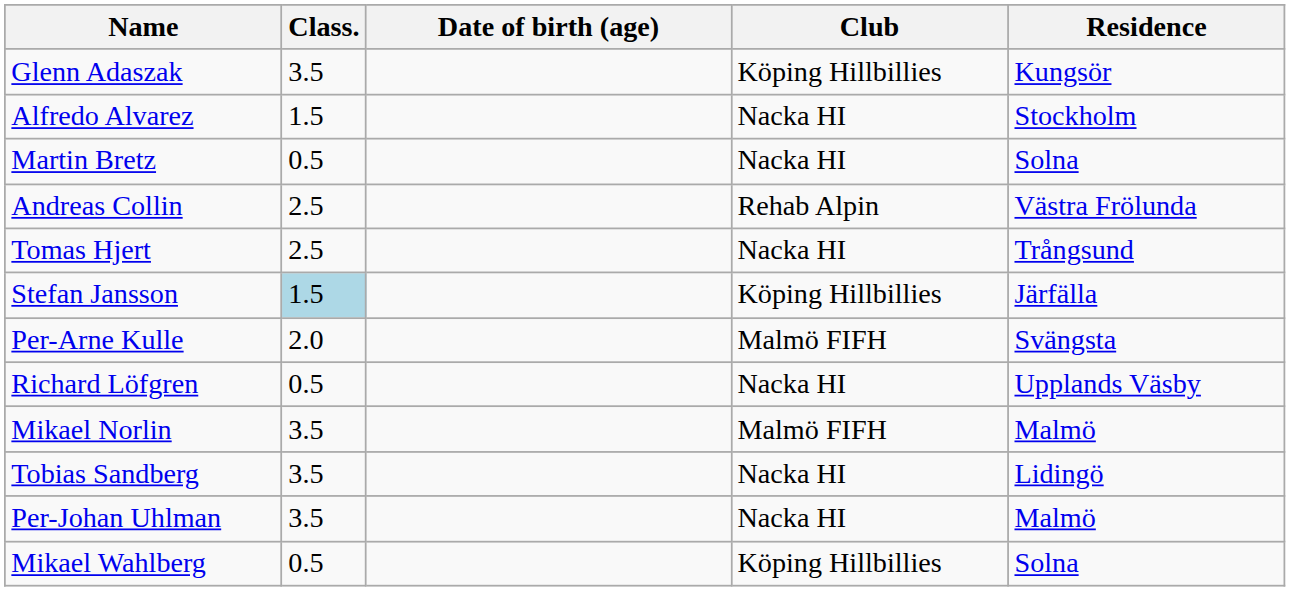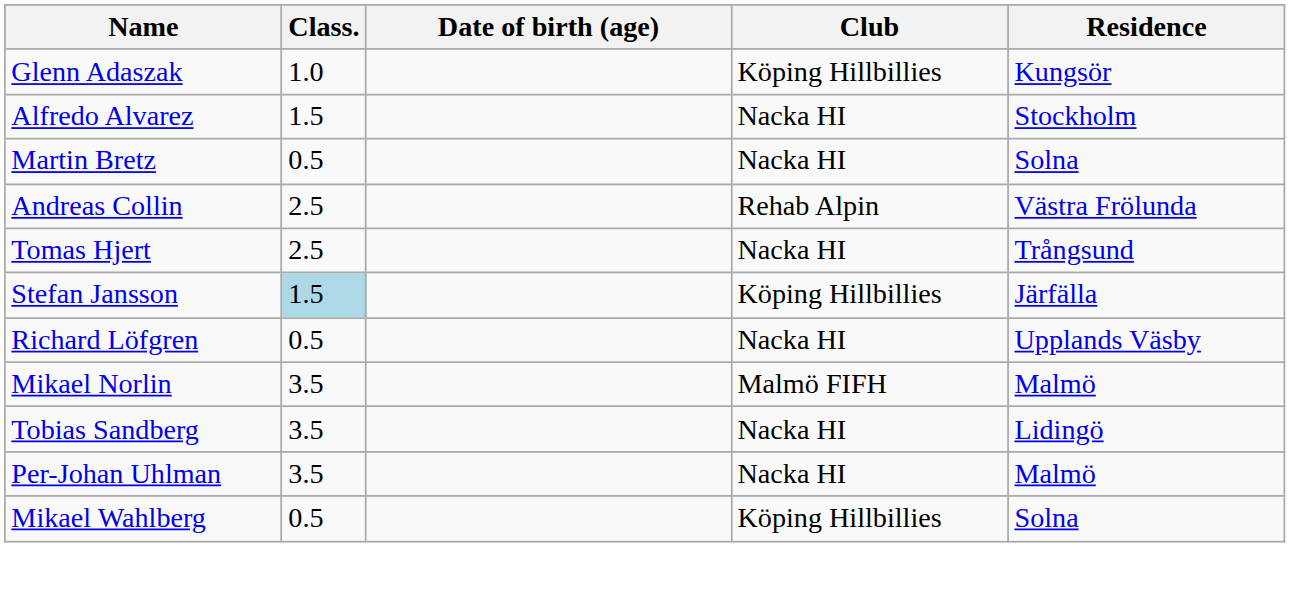(306, 71) 3.5 -> (306, 71) 1.0
- row: (98, 339)
